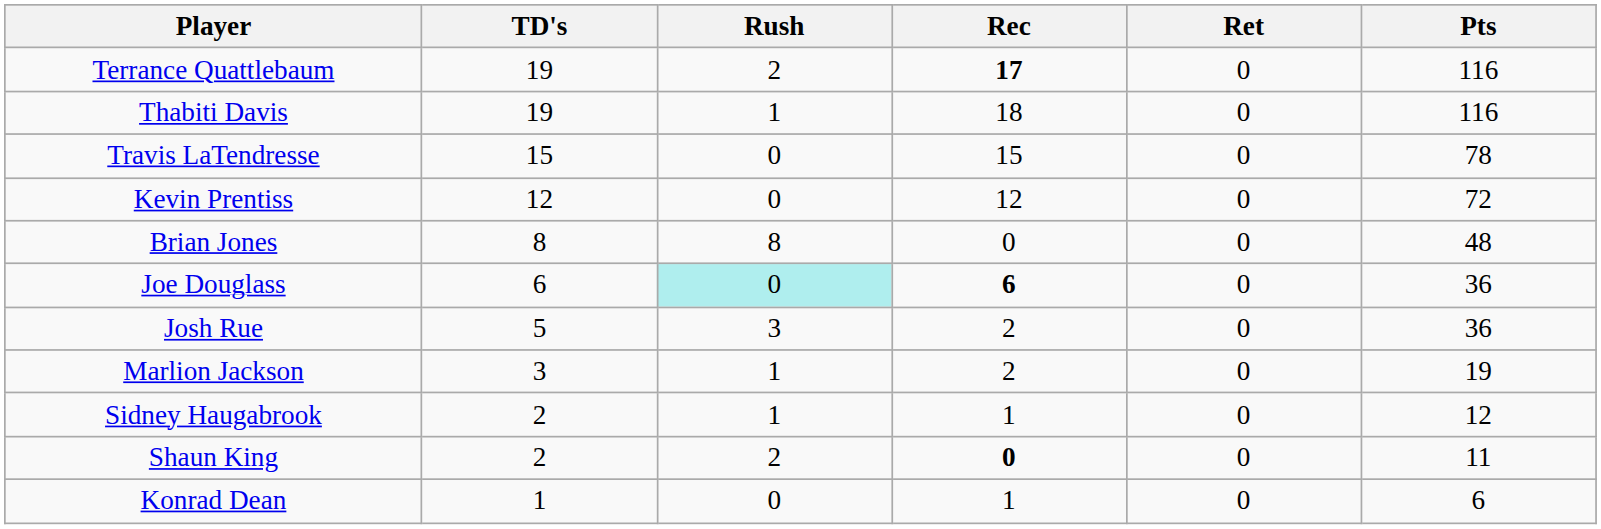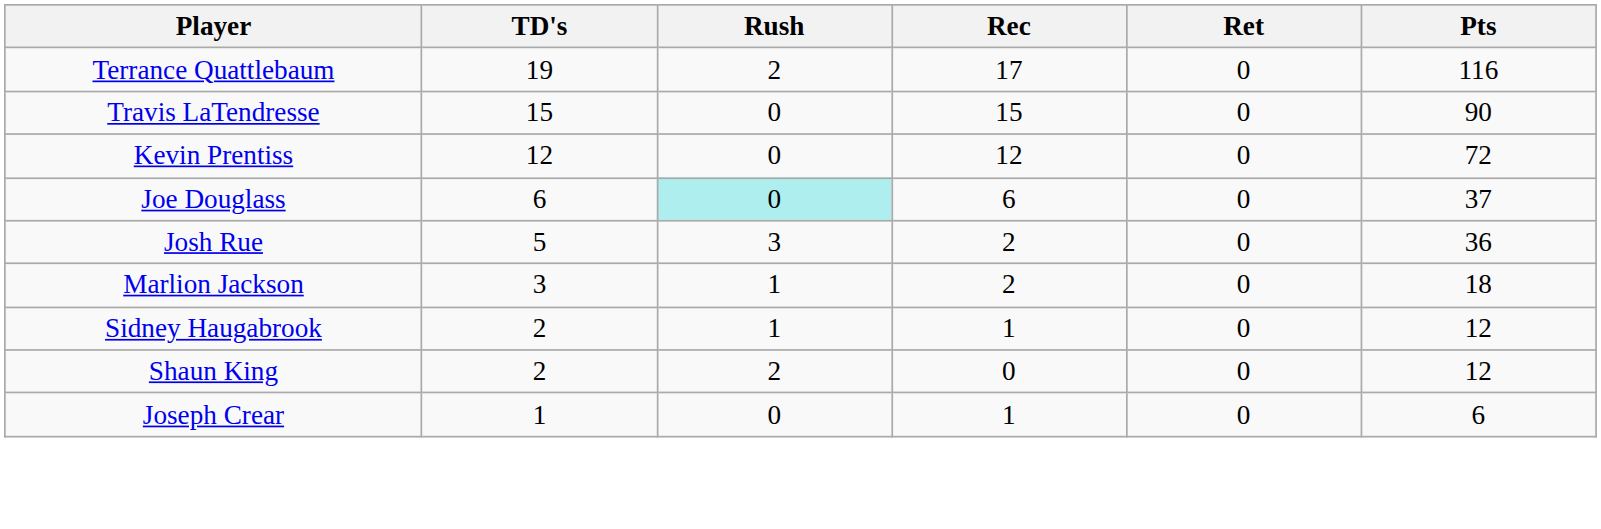(1009, 69) bold -> (1009, 69) normal
- row: (213, 112)
(1478, 155) 78 -> (1478, 112) 90
- row: (213, 241)
(1009, 284) bold -> (1009, 198) normal
(1478, 284) 36 -> (1478, 198) 37
(1478, 371) 19 -> (1478, 284) 18
(1009, 457) bold -> (1009, 371) normal
(1478, 457) 11 -> (1478, 371) 12
+ row: (213, 414)
- row: (213, 500)
